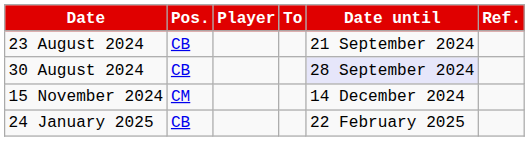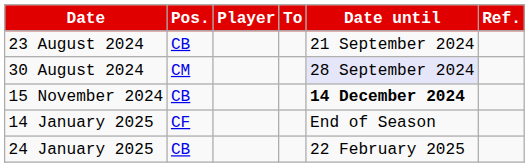(181, 70) CB -> (181, 70) CM
(181, 97) CM -> (181, 97) CB
(387, 97) normal -> (387, 97) bold
+ row: (81, 123)
